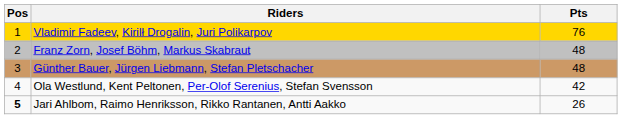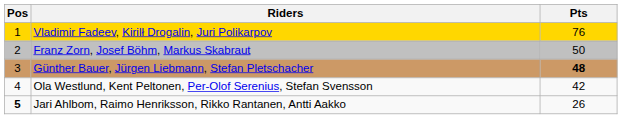(579, 50) 48 -> (579, 50) 50
(579, 68) normal -> (579, 68) bold
